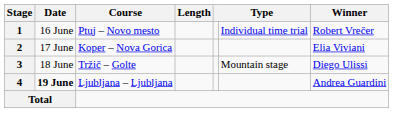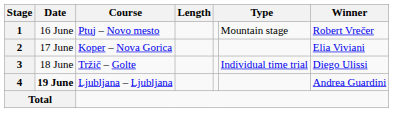(264, 30) Individual time trial -> (254, 30) Mountain stage
(254, 64) Mountain stage -> (264, 64) Individual time trial
